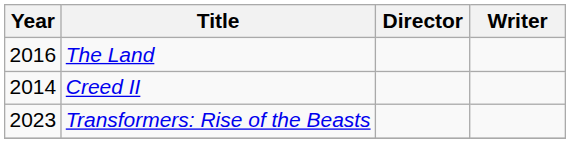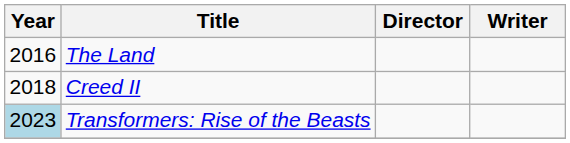(33, 87) 2014 -> (33, 87) 2018
(33, 120) no background -> (33, 120) lightblue background
